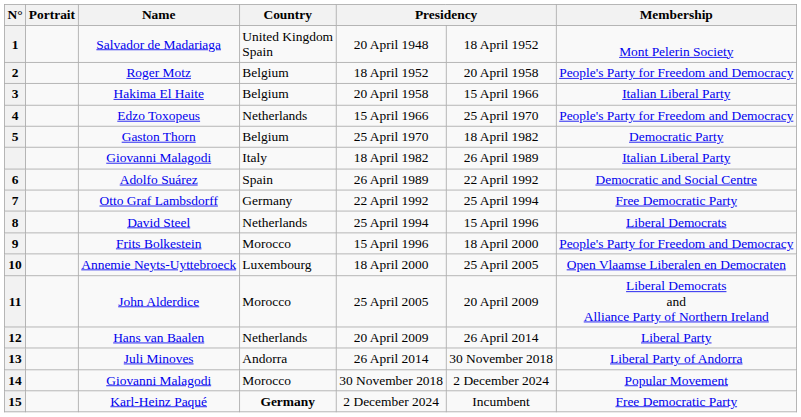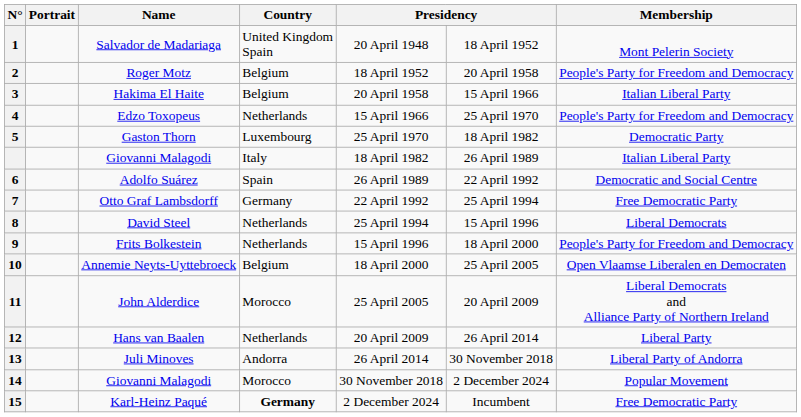(265, 136) Belgium -> (277, 136) Luxembourg
(267, 243) Morocco -> (275, 243) Netherlands
(277, 264) Luxembourg -> (265, 264) Belgium
